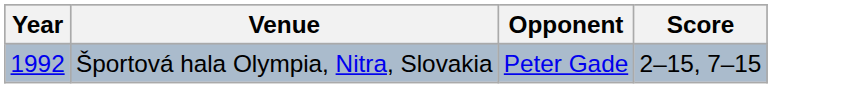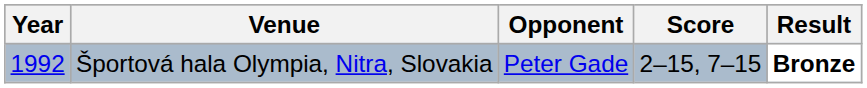+ column: (814, 24)
